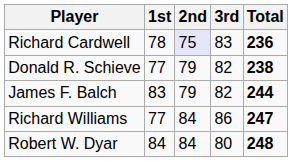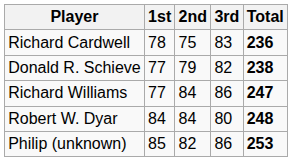(187, 42) lavender background -> (187, 42) no background
- row: (62, 93)
+ row: (67, 144)
